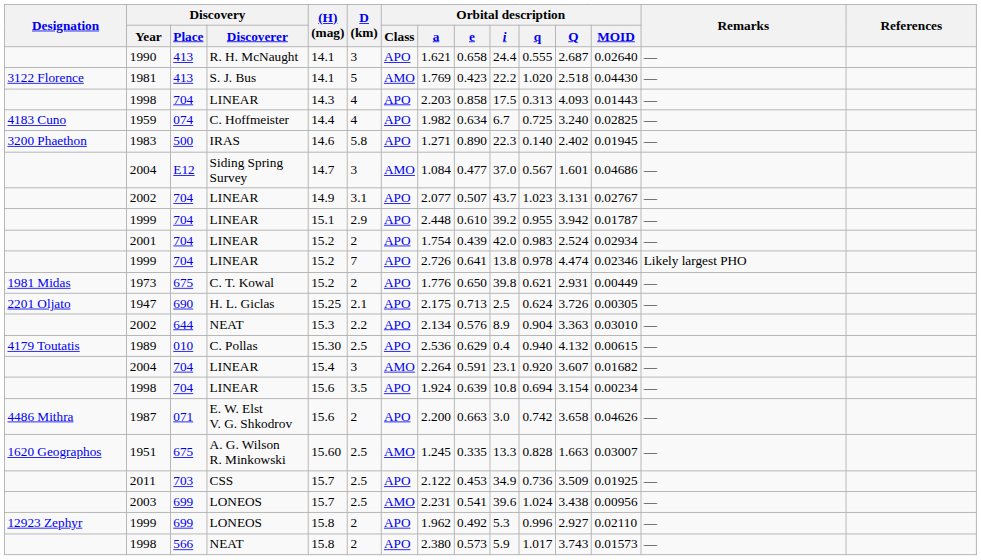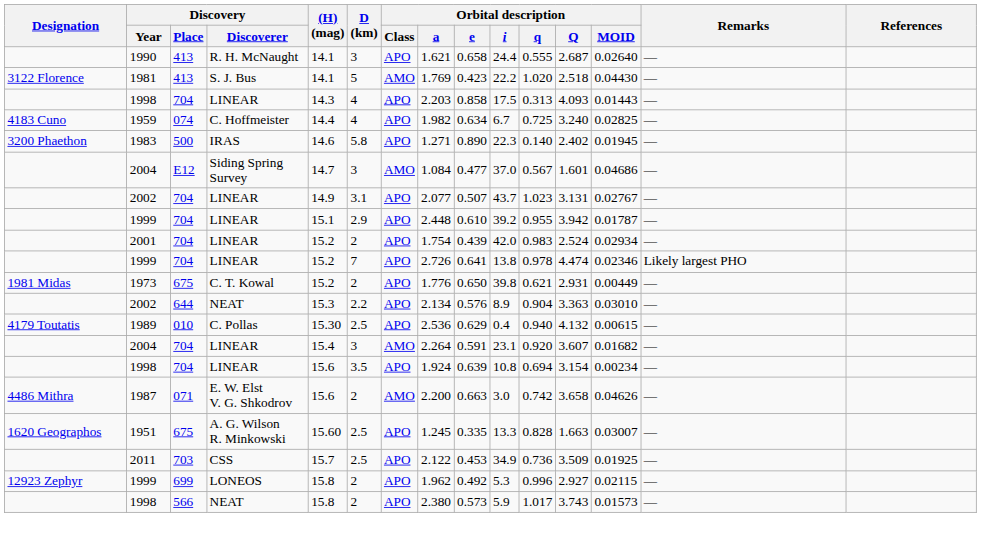- row: (143, 303)
(397, 416) APO -> (399, 395) AMO
(399, 452) AMO -> (397, 431) APO
- row: (143, 502)
(616, 523) 0.02110 -> (616, 481) 0.02115
